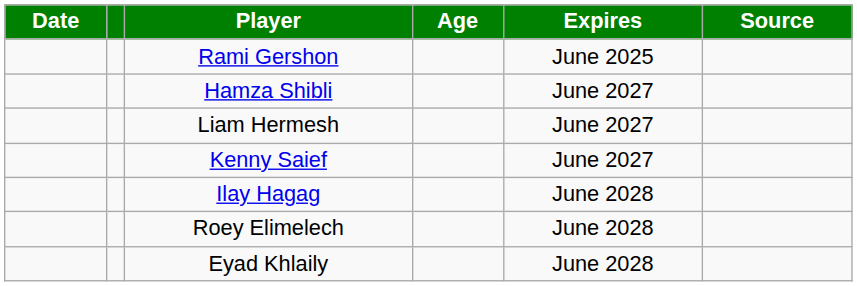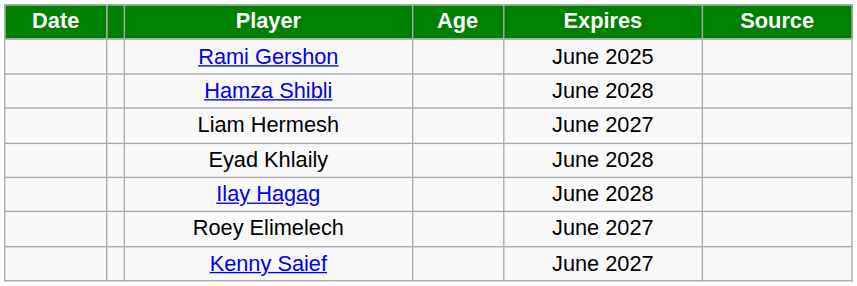(603, 90) June 2027 -> (603, 90) June 2028
rows swapped: (268, 263) <-> (268, 159)
(603, 228) June 2028 -> (603, 228) June 2027
